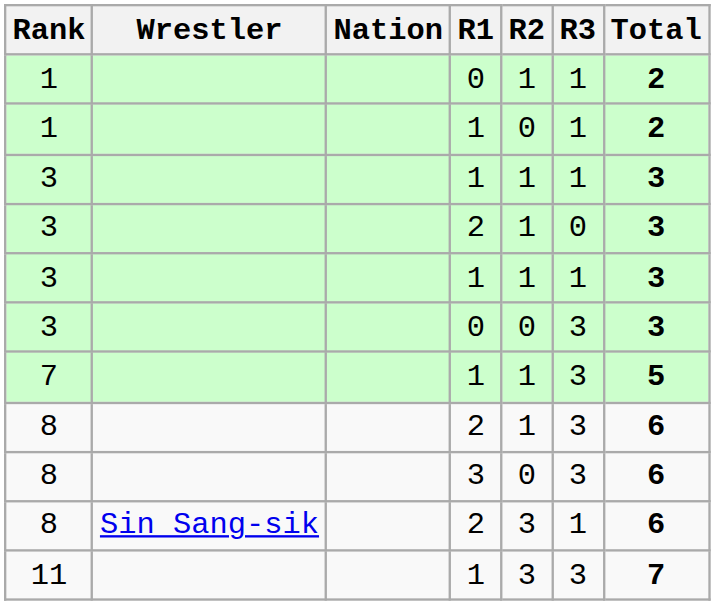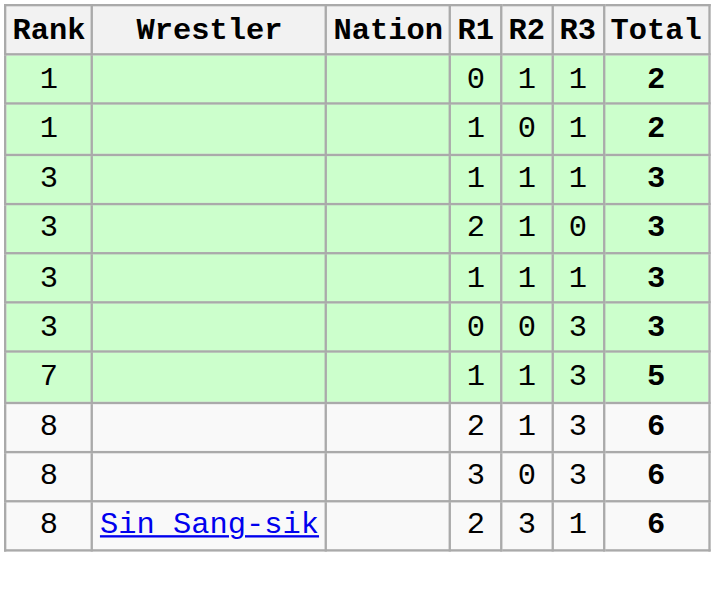- row: (49, 575)
